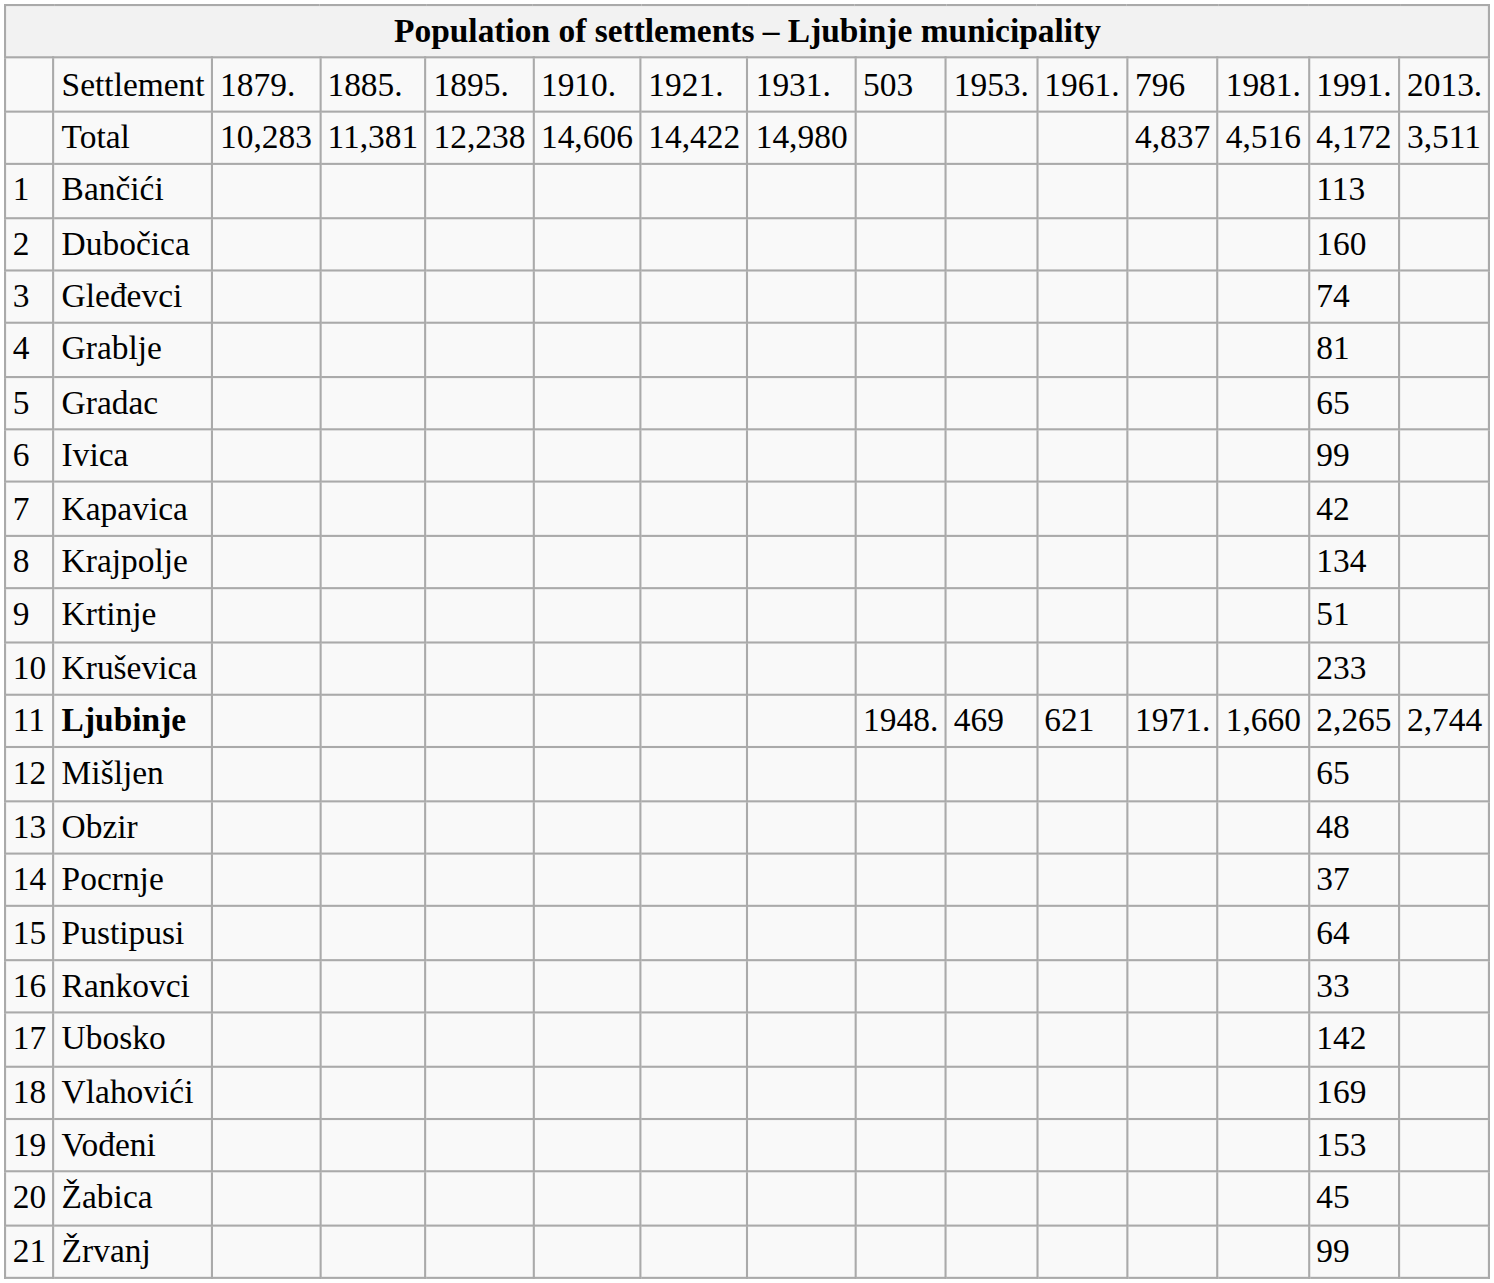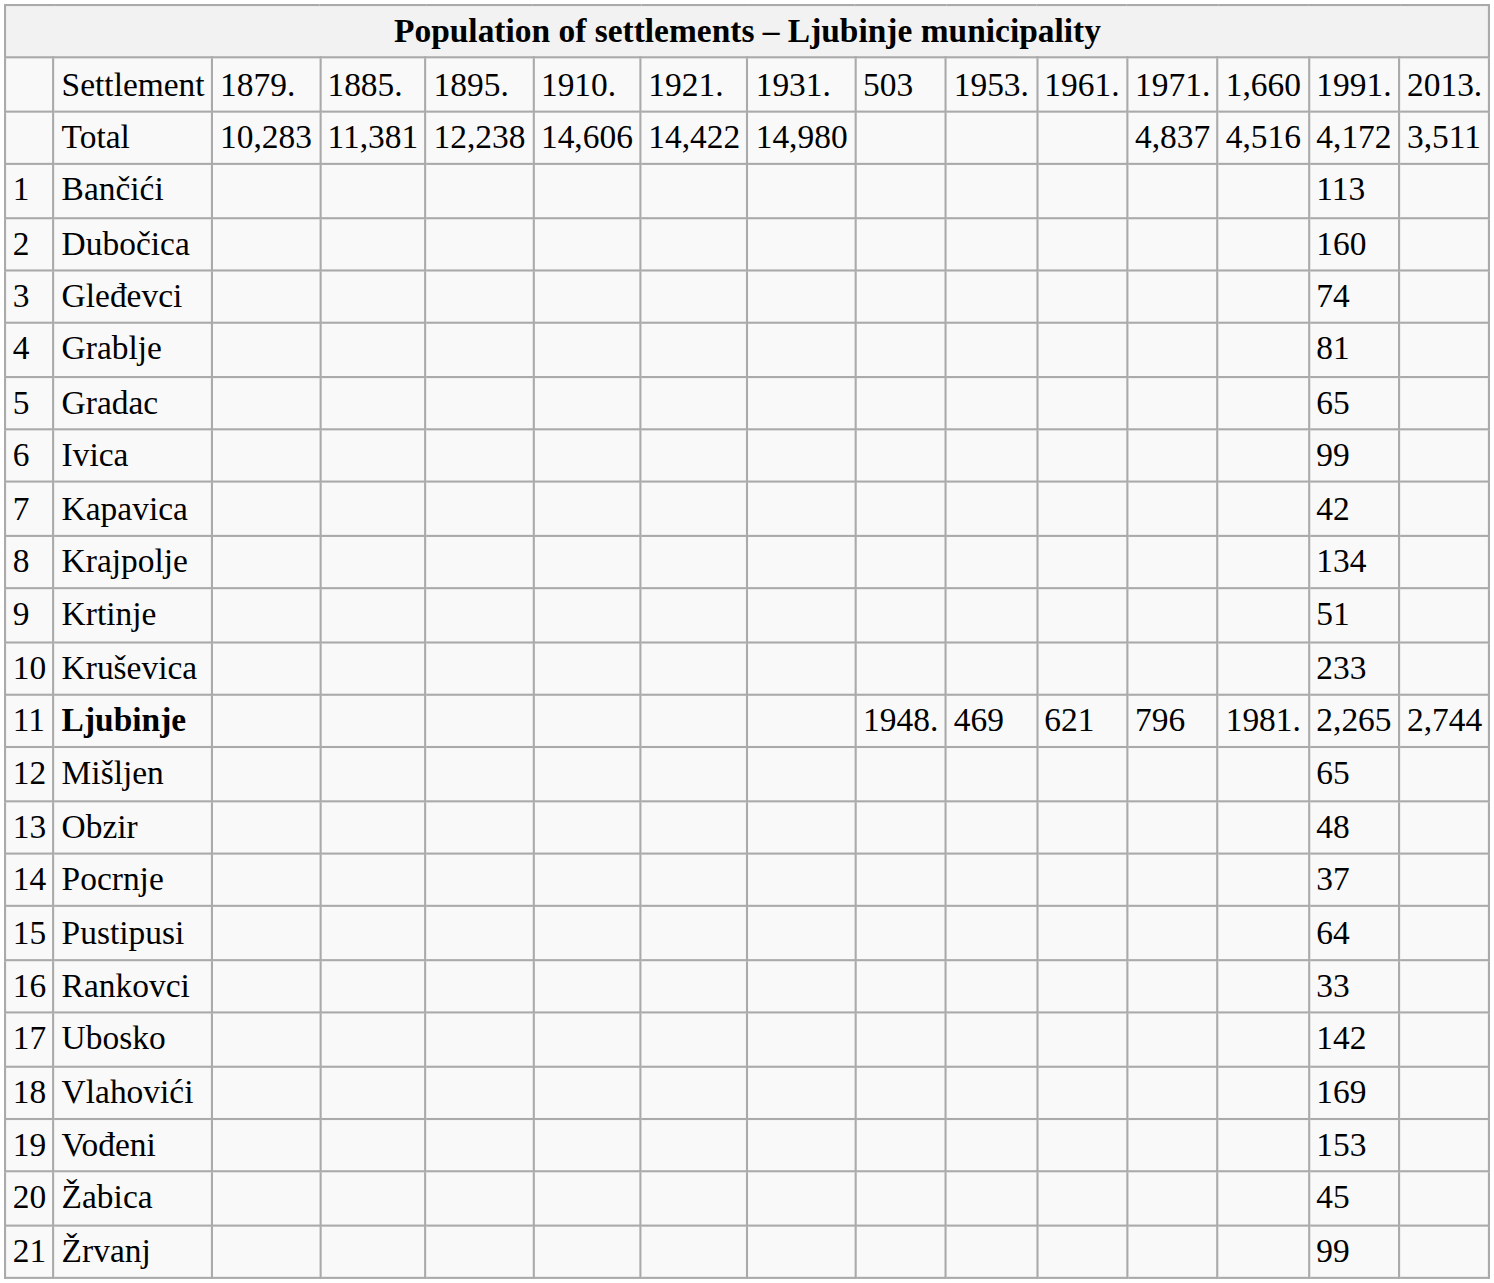(1160, 84) 796 -> (1173, 84) 1971.
(1263, 84) 1981. -> (1263, 84) 1,660
(1173, 720) 1971. -> (1160, 720) 796
(1263, 720) 1,660 -> (1263, 720) 1981.
